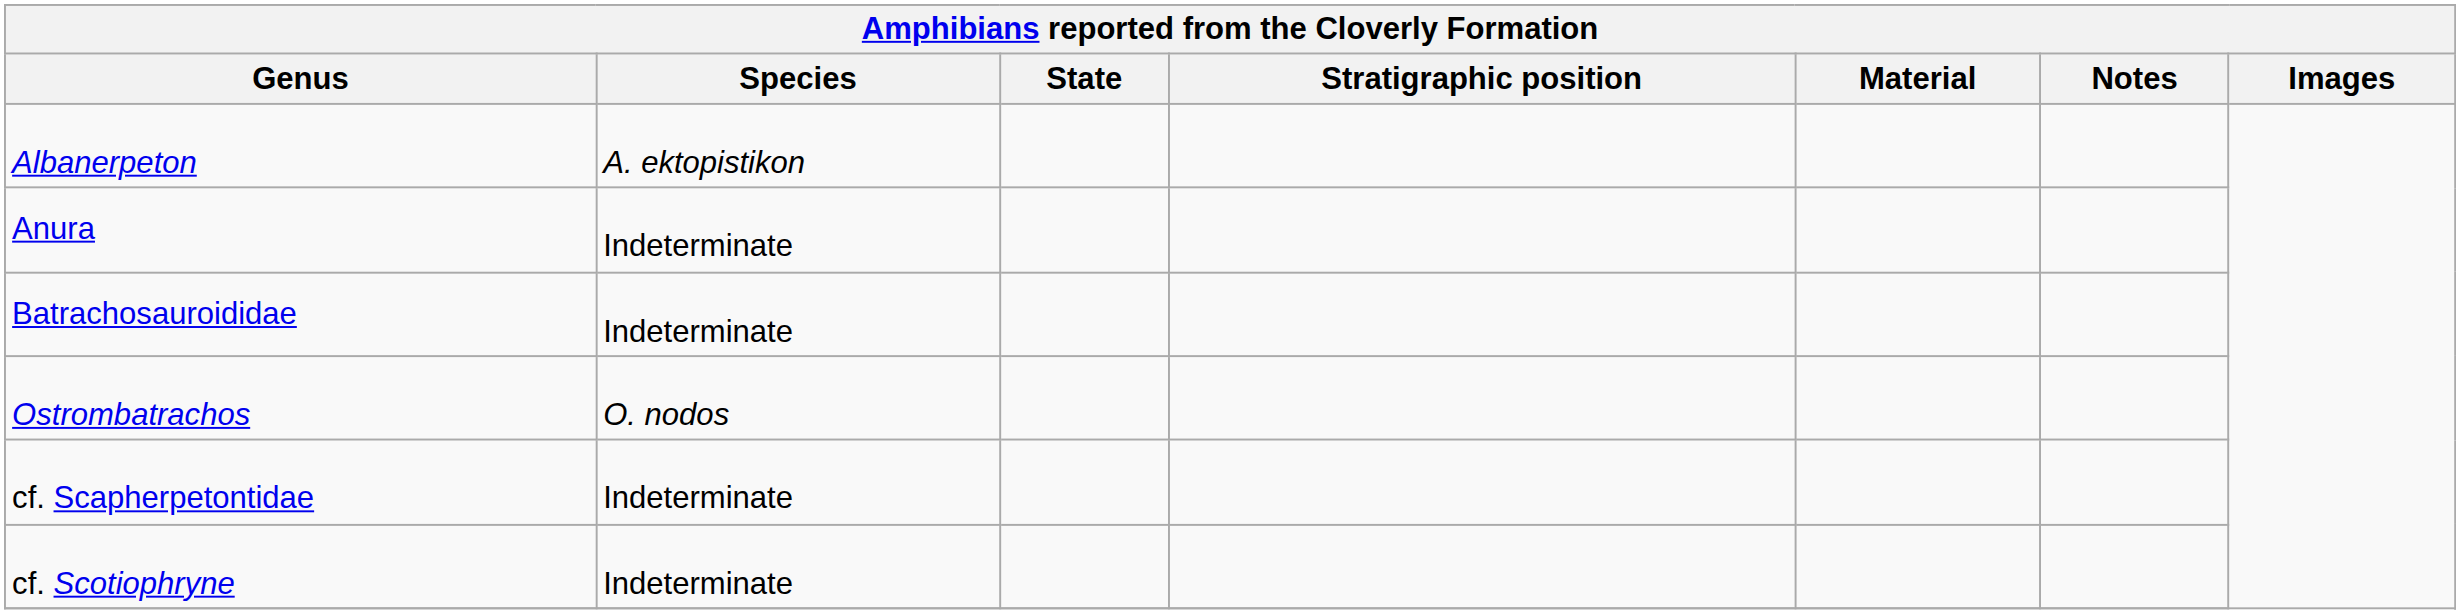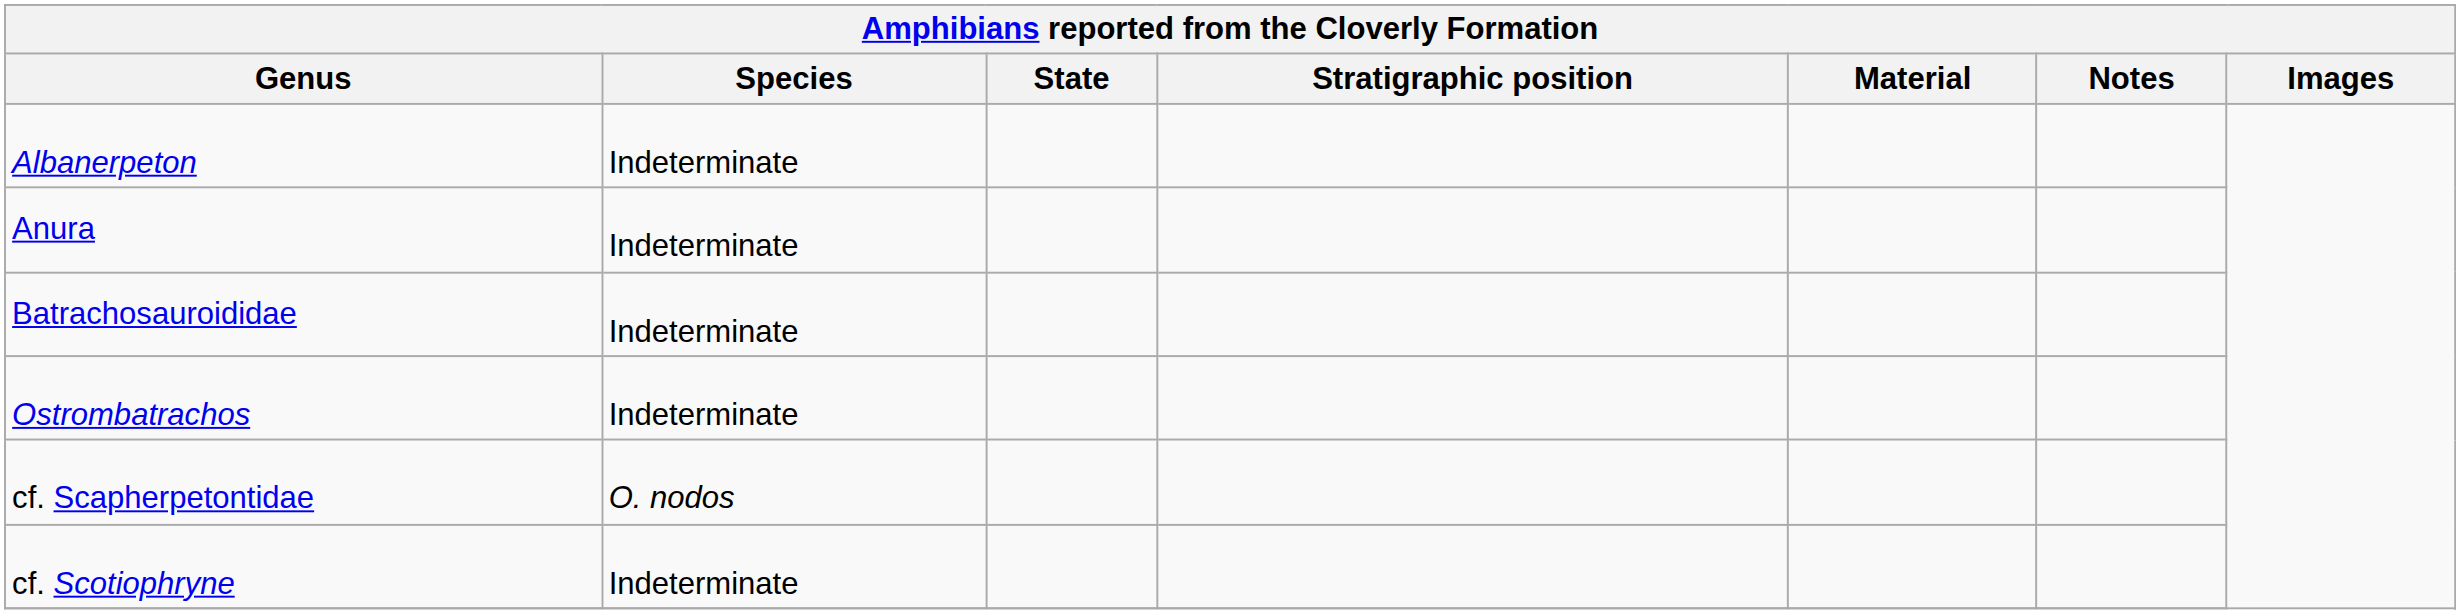(704, 162) A. ektopistikon -> (704, 162) Indeterminate
(666, 414) O. nodos -> (704, 414) Indeterminate
(698, 499) Indeterminate -> (672, 499) O. nodos
